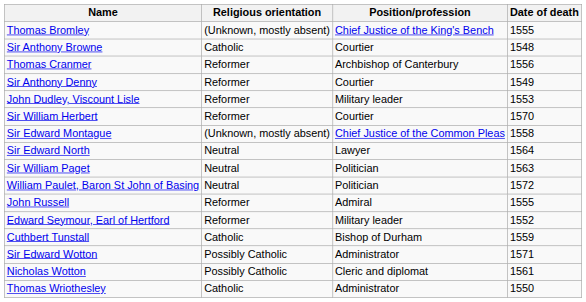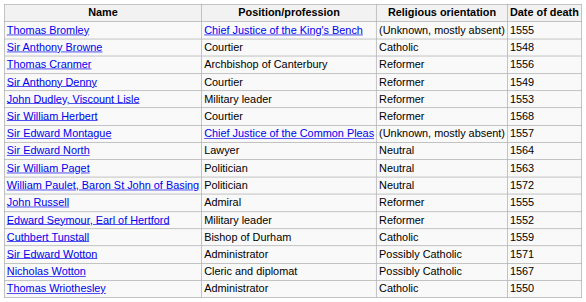columns swapped: (420, 13) <-> (267, 13)
(522, 116) 1570 -> (522, 116) 1568
(522, 133) 1558 -> (522, 133) 1557
(522, 271) 1561 -> (522, 271) 1567
